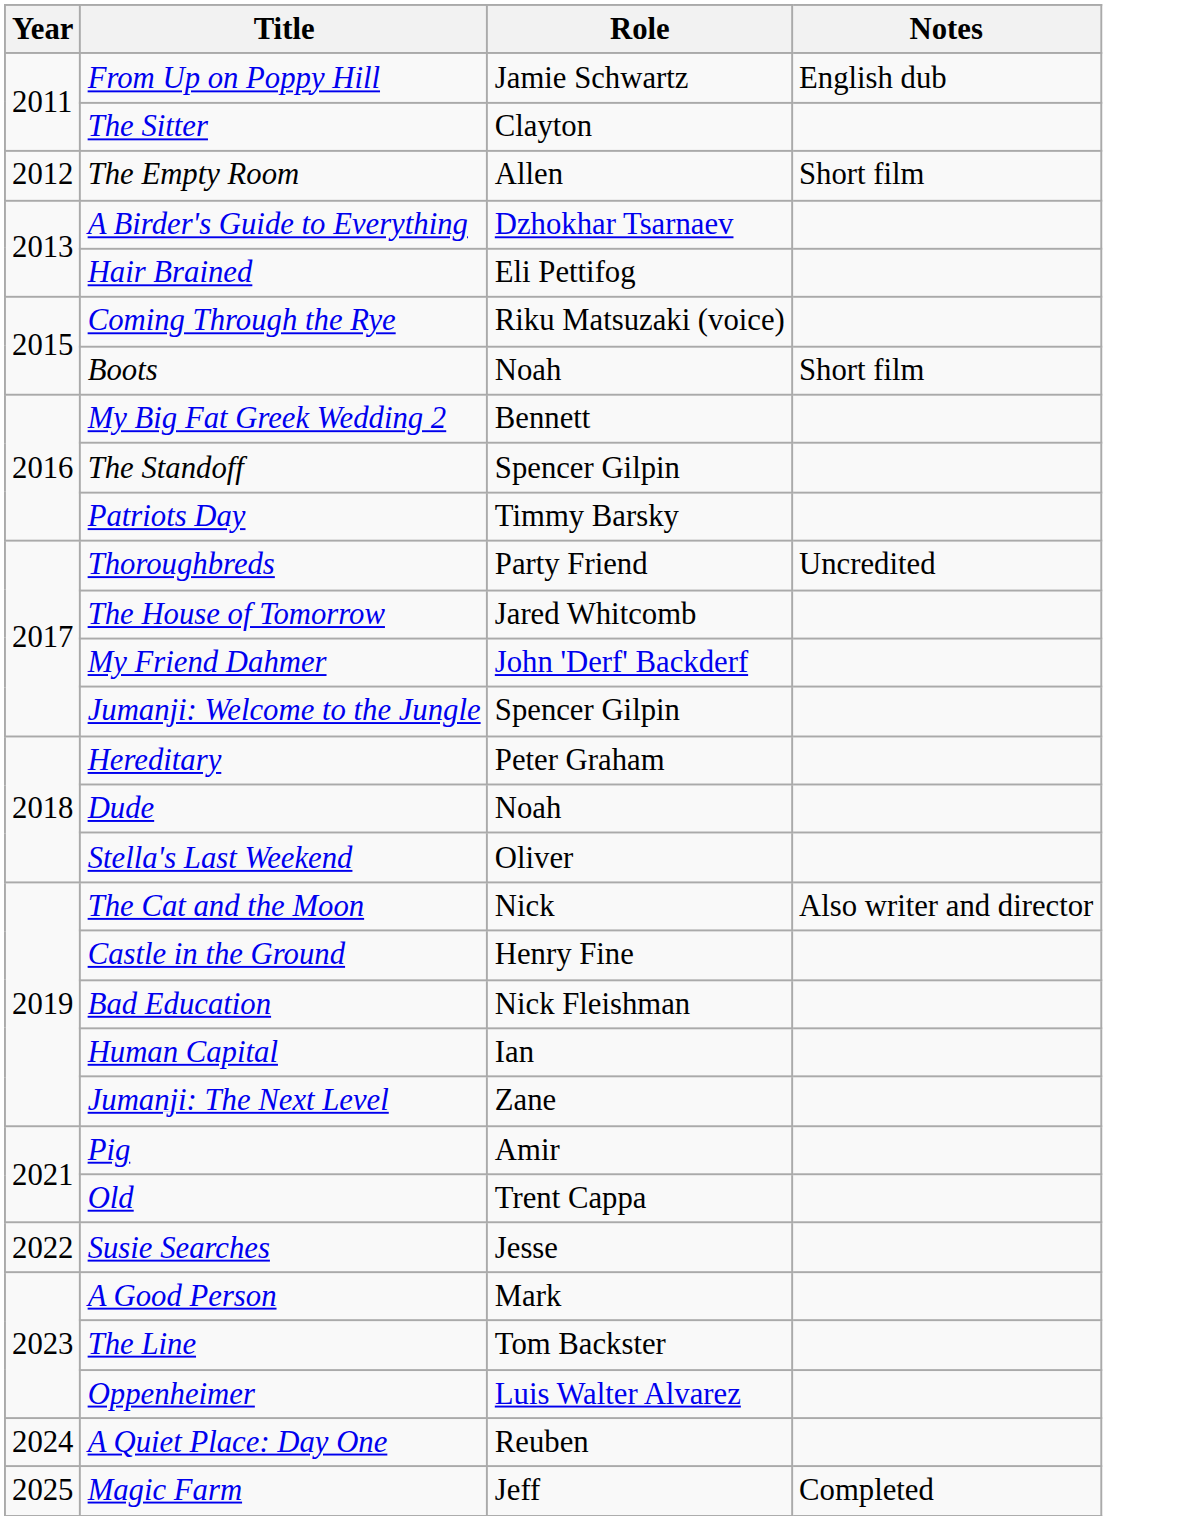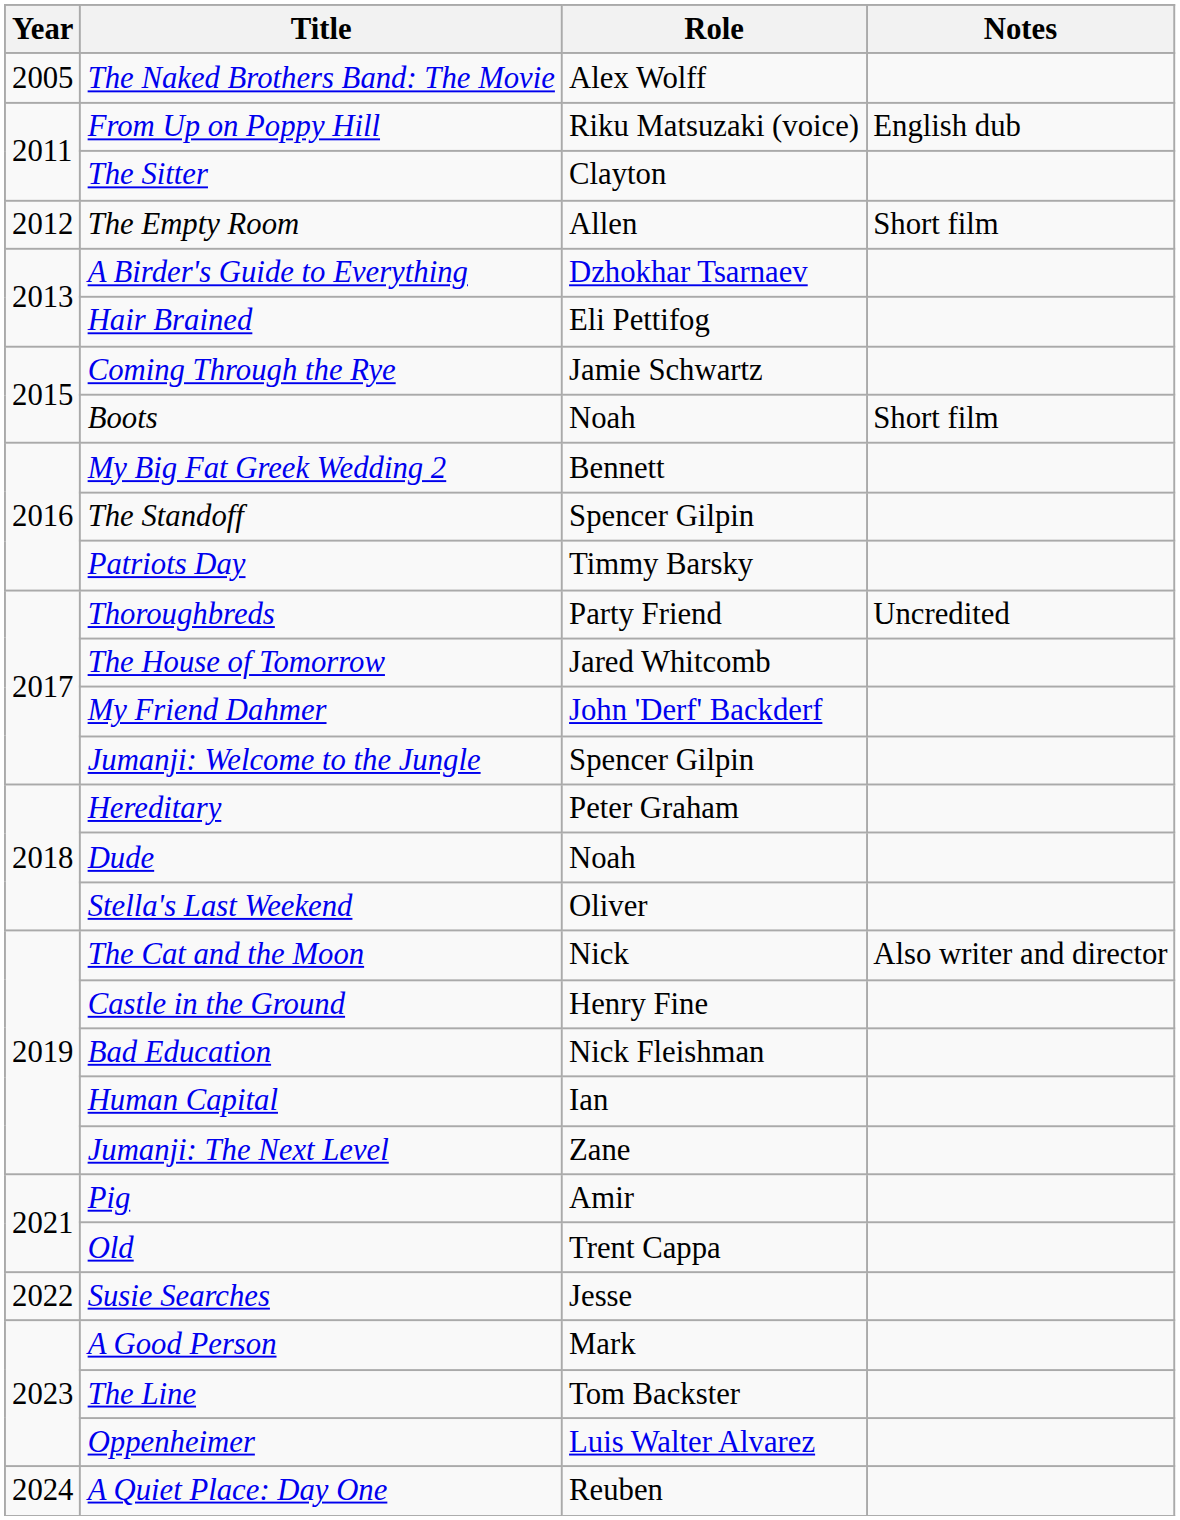+ row: (321, 77)
(592, 77) Jamie Schwartz -> (714, 126) Riku Matsuzaki (voice)
(640, 321) Riku Matsuzaki (voice) -> (666, 369) Jamie Schwartz
- row: (165, 1490)
